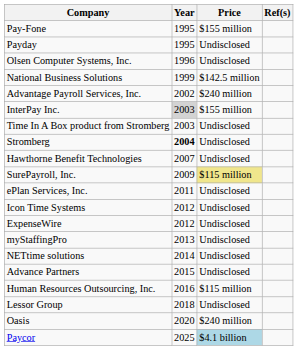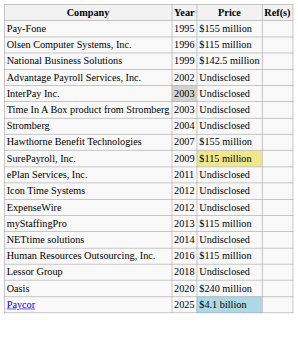- row: (22, 45)
(225, 61) Undisclosed -> (225, 45) $115 million
(226, 93) $240 million -> (225, 77) Undisclosed
(226, 110) $155 million -> (225, 93) Undisclosed
(184, 142) bold -> (184, 126) normal
(225, 158) Undisclosed -> (226, 142) $155 million
(225, 239) Undisclosed -> (225, 223) $115 million
- row: (43, 272)
